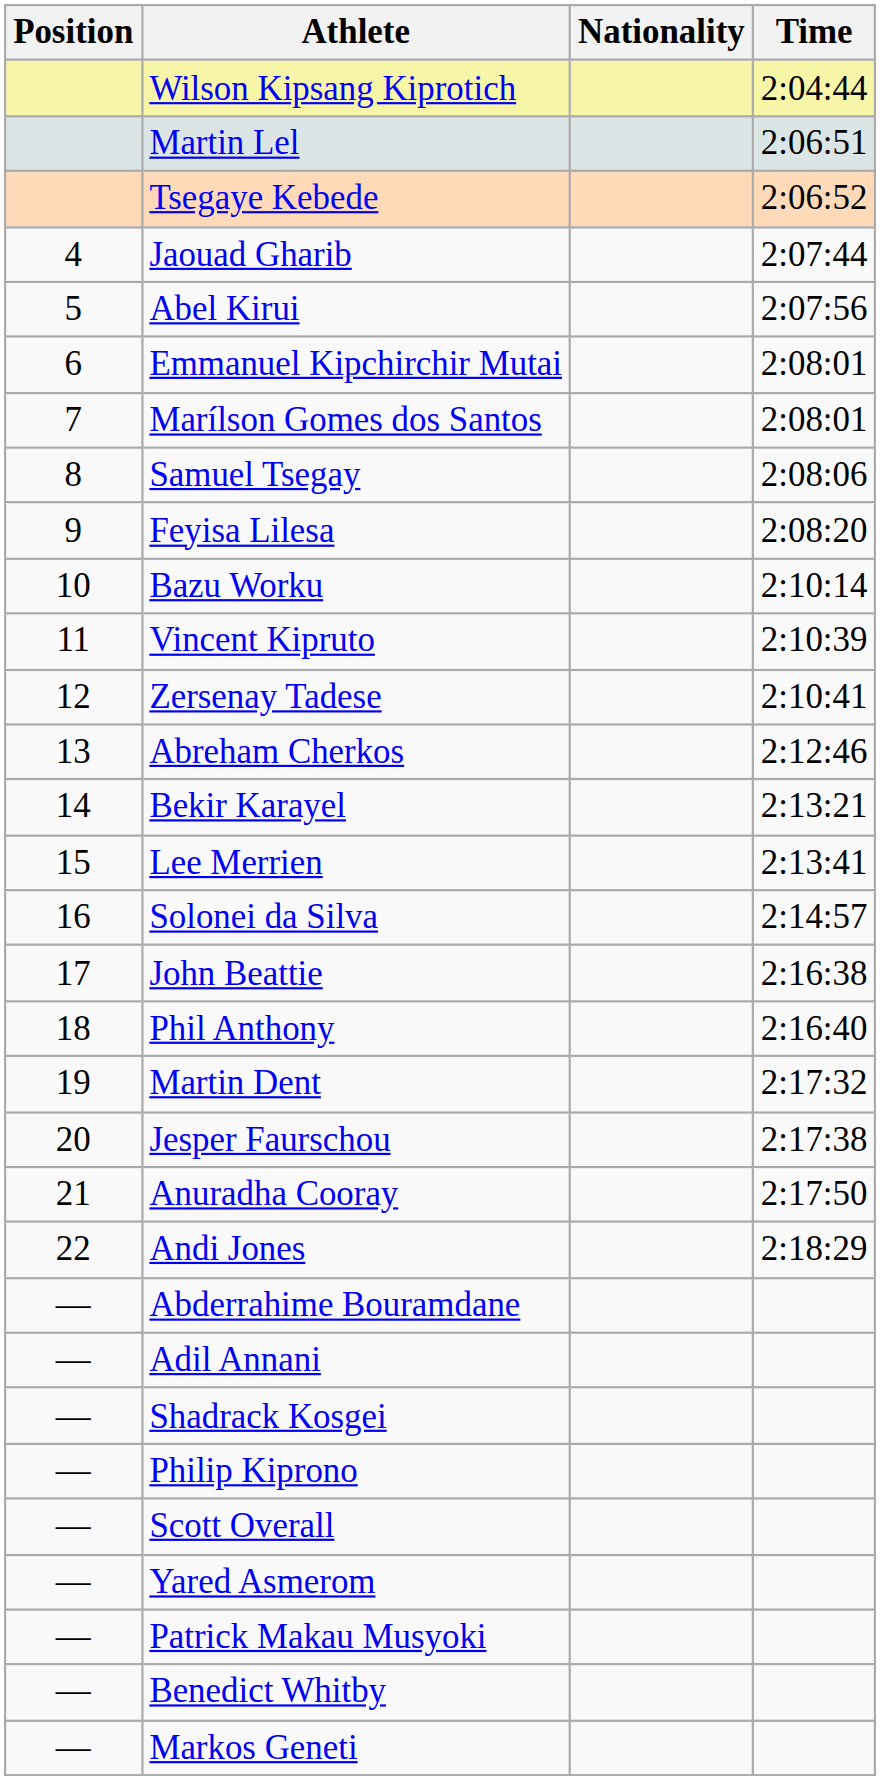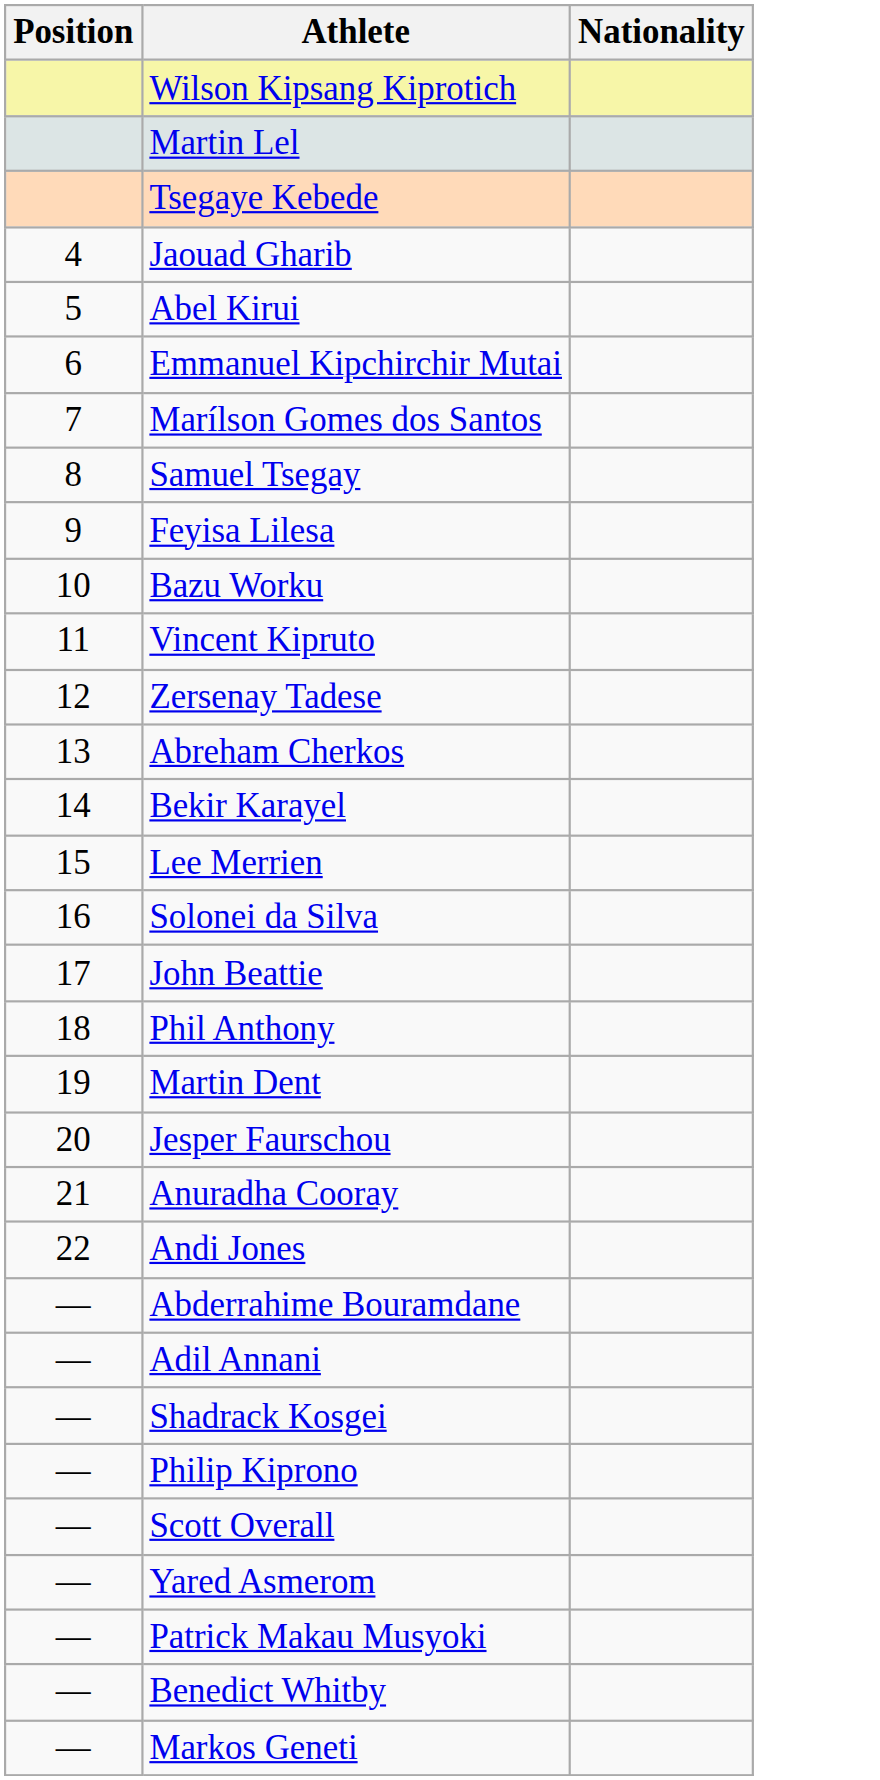- column: (814, 32)
